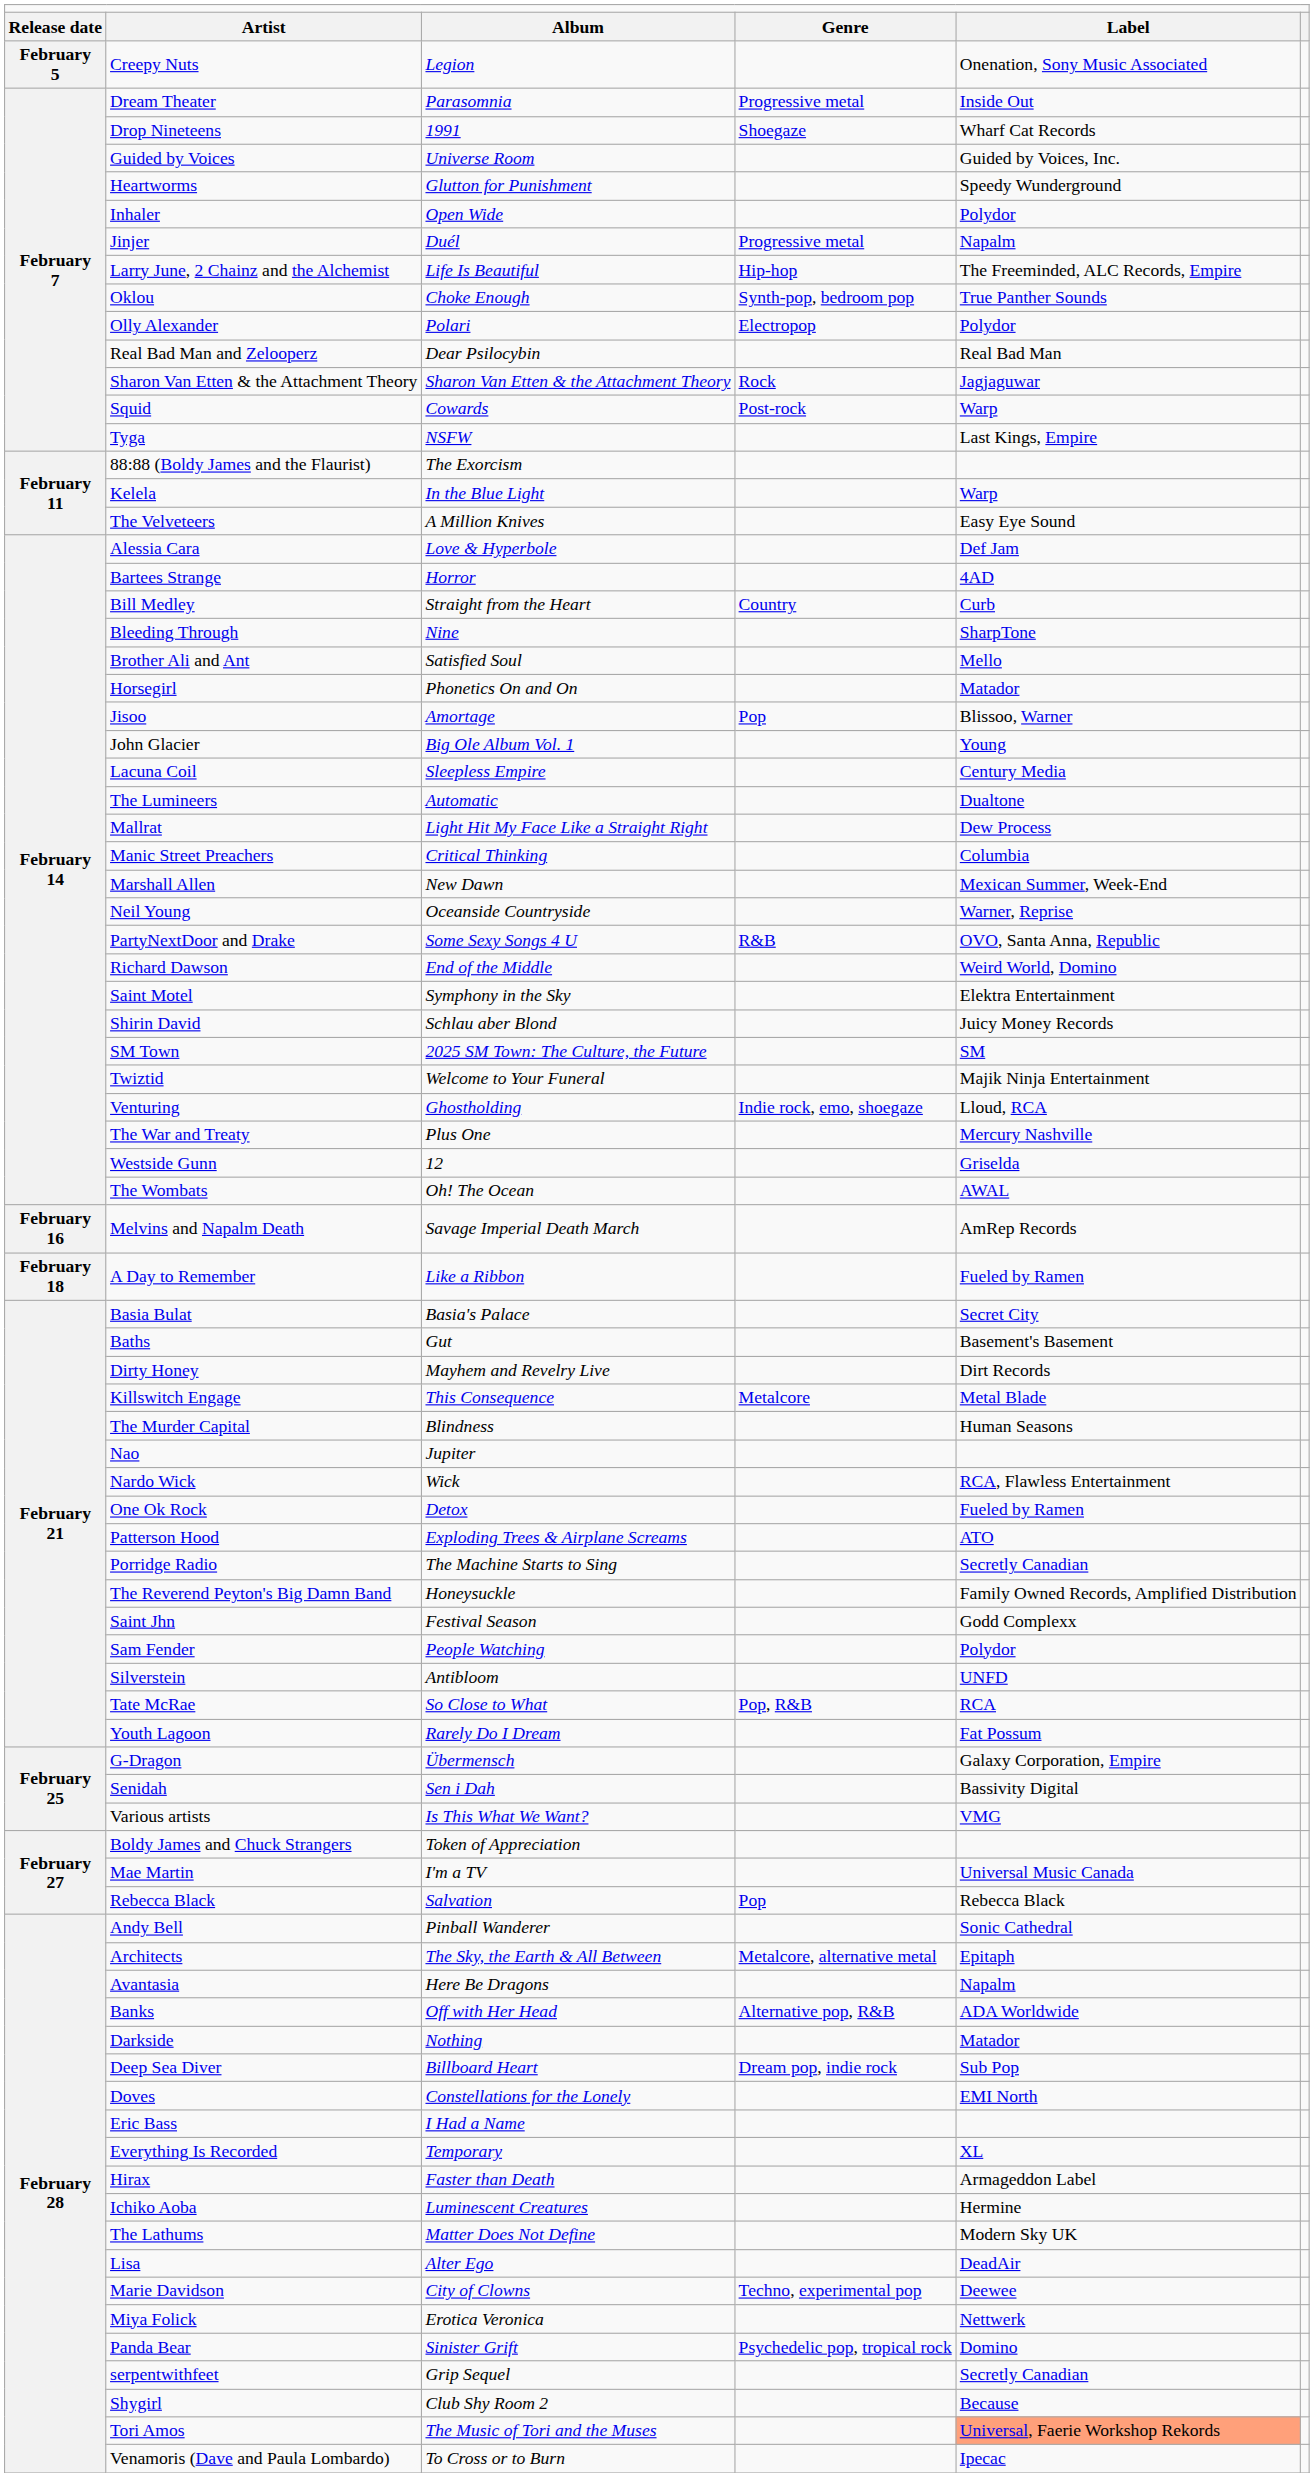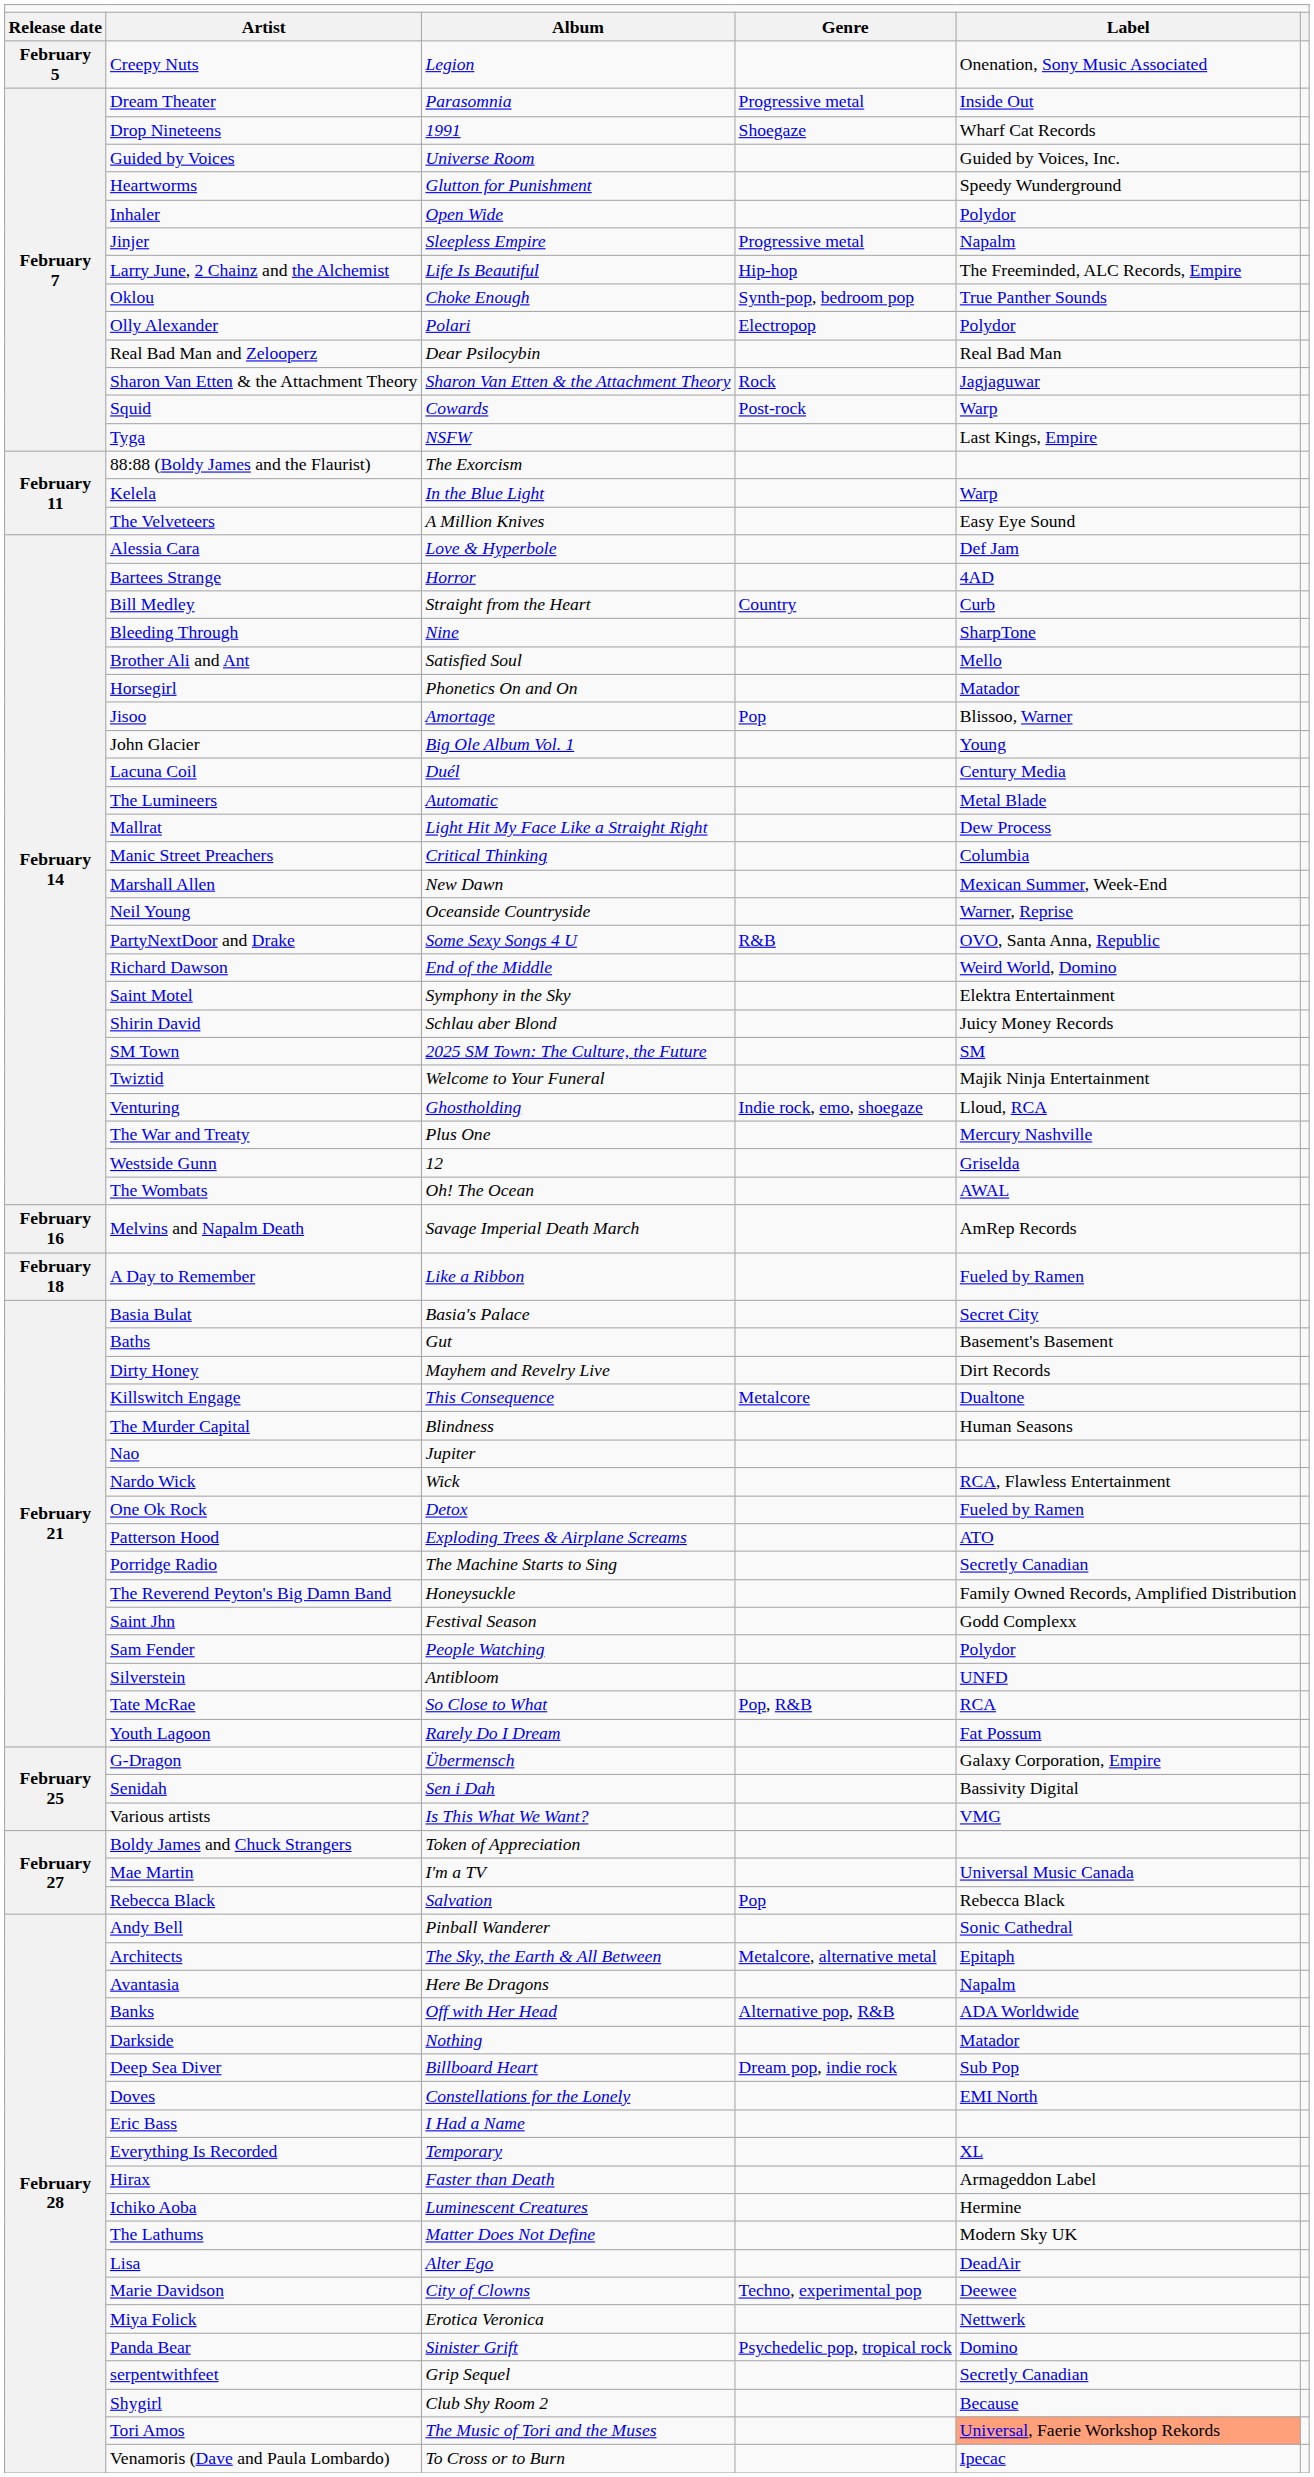(443, 241) Duél -> (486, 241) Sleepless Empire
(486, 772) Sleepless Empire -> (443, 772) Duél
(992, 800) Dualtone -> (1003, 800) Metal Blade
(1003, 1397) Metal Blade -> (992, 1397) Dualtone
